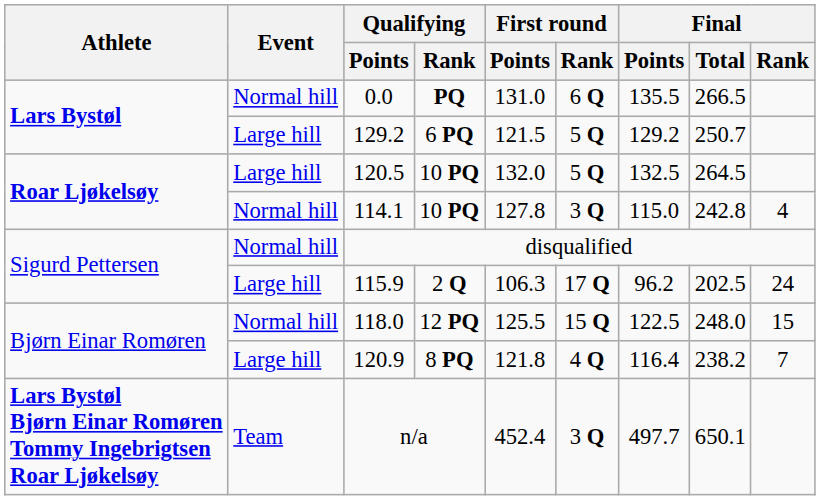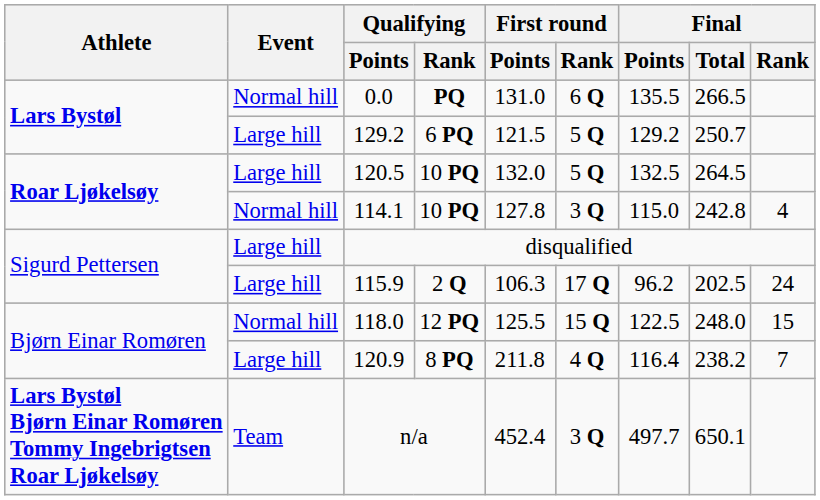(286, 247) Normal hill -> (277, 247) Large hill
(520, 359) 121.8 -> (520, 359) 211.8
